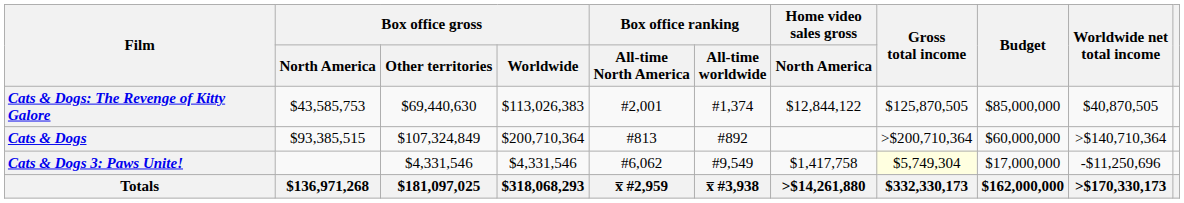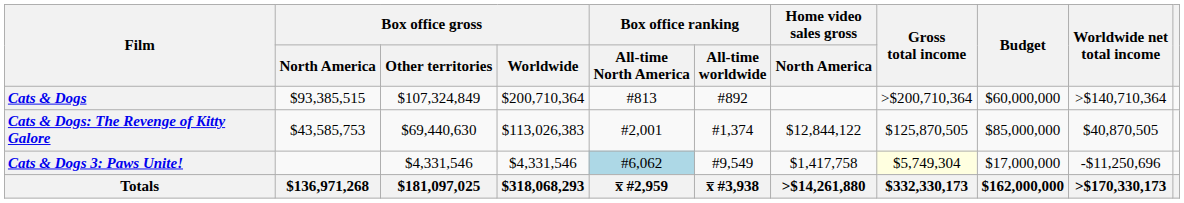rows swapped: (47, 138) <-> (117, 106)
(642, 162) no background -> (642, 162) lightblue background
